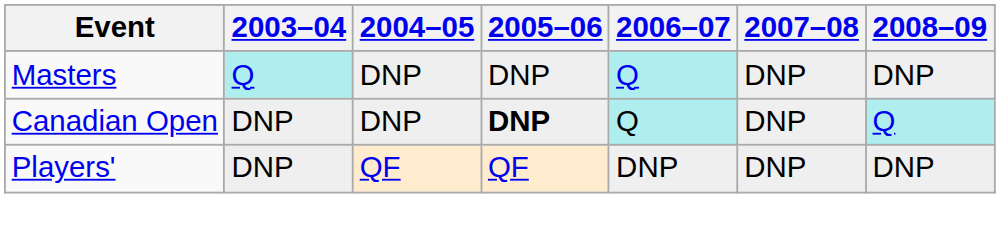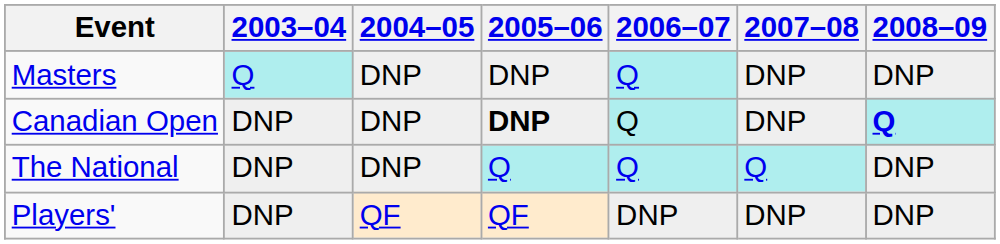(884, 121) normal -> (884, 121) bold
+ row: (95, 167)
